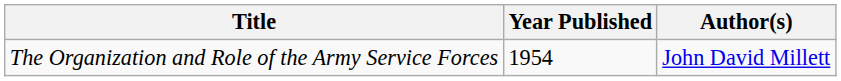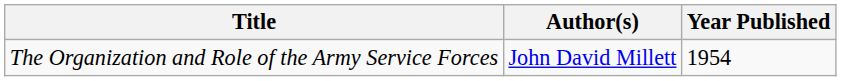columns swapped: (746, 22) <-> (580, 22)
